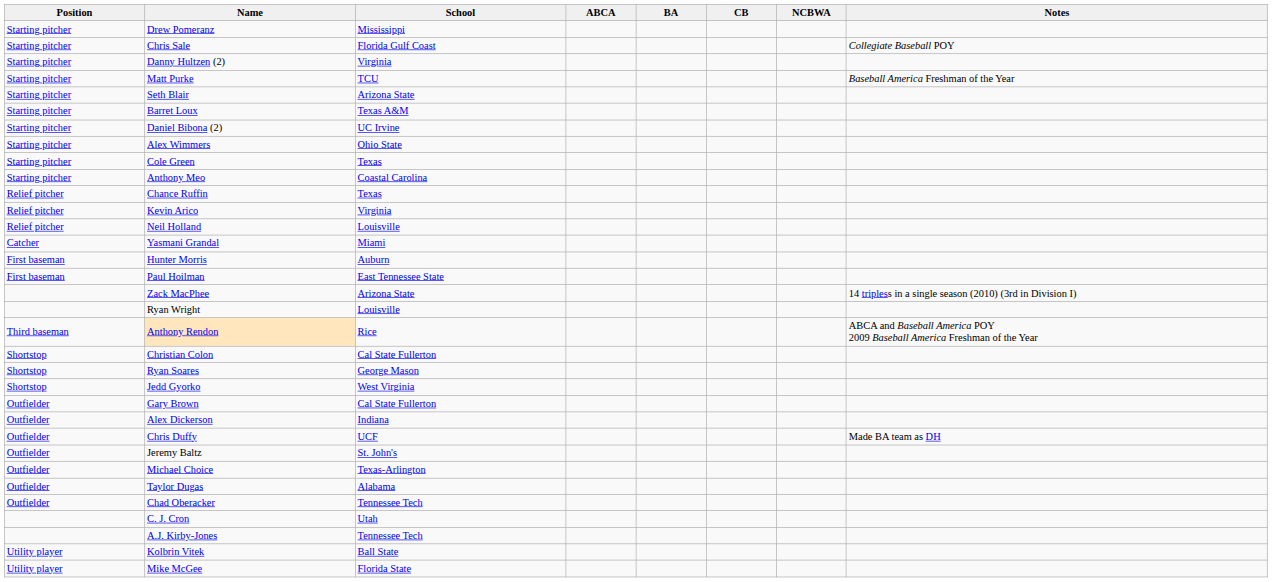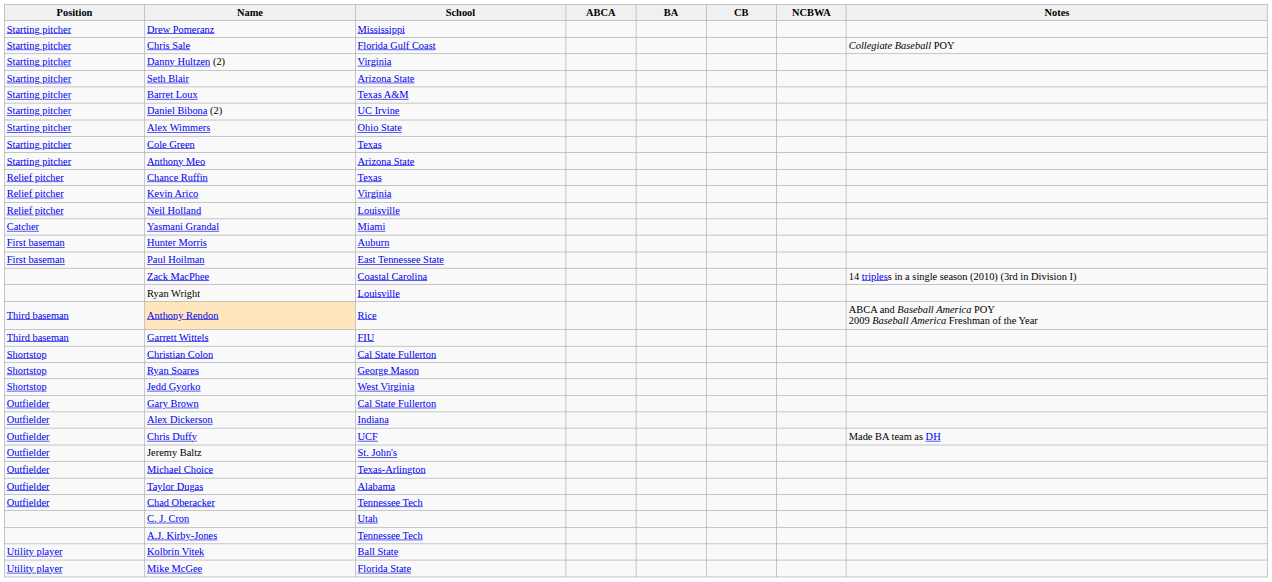- row: (170, 78)
(392, 177) Coastal Carolina -> (386, 161) Arizona State
(386, 293) Arizona State -> (392, 276) Coastal Carolina
+ row: (178, 337)
